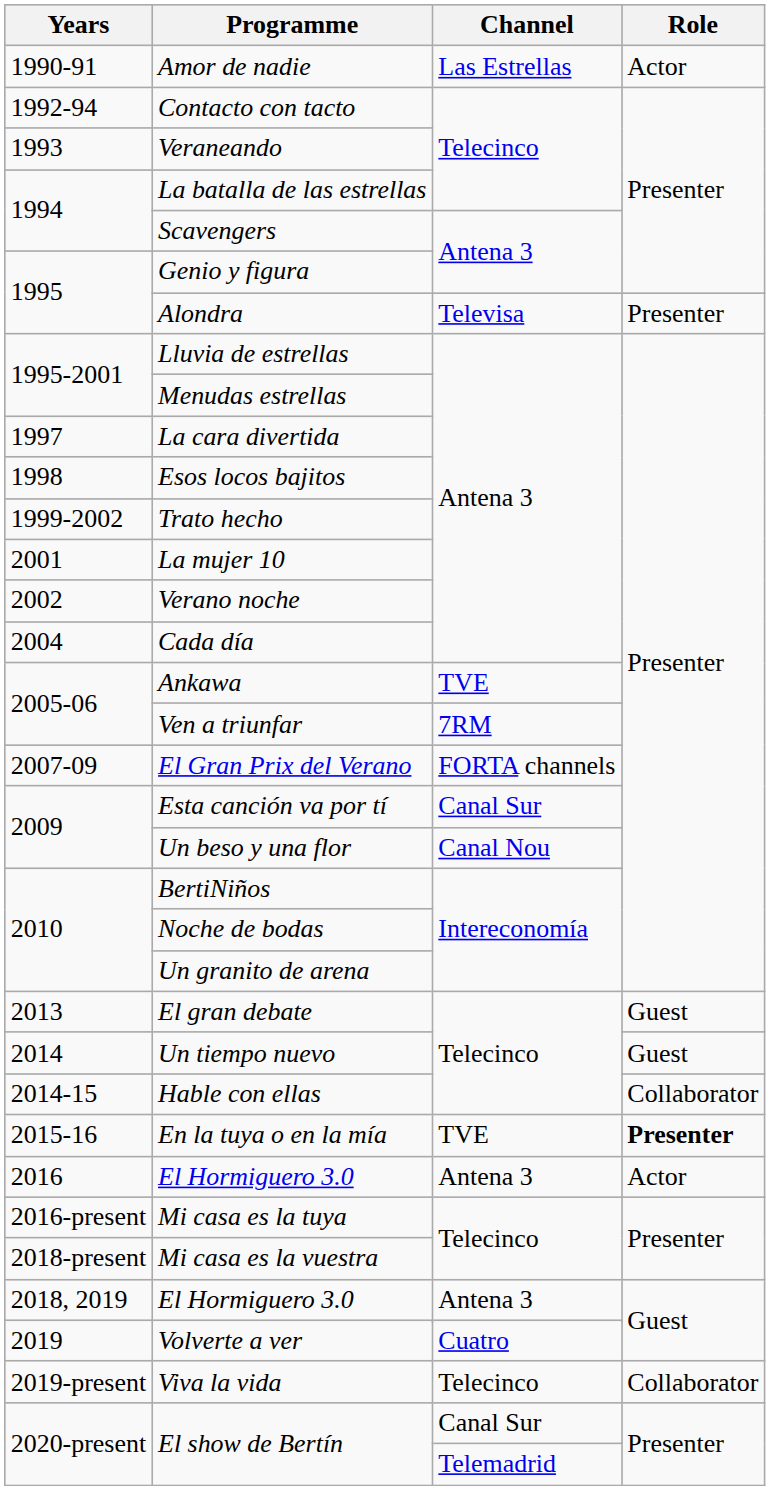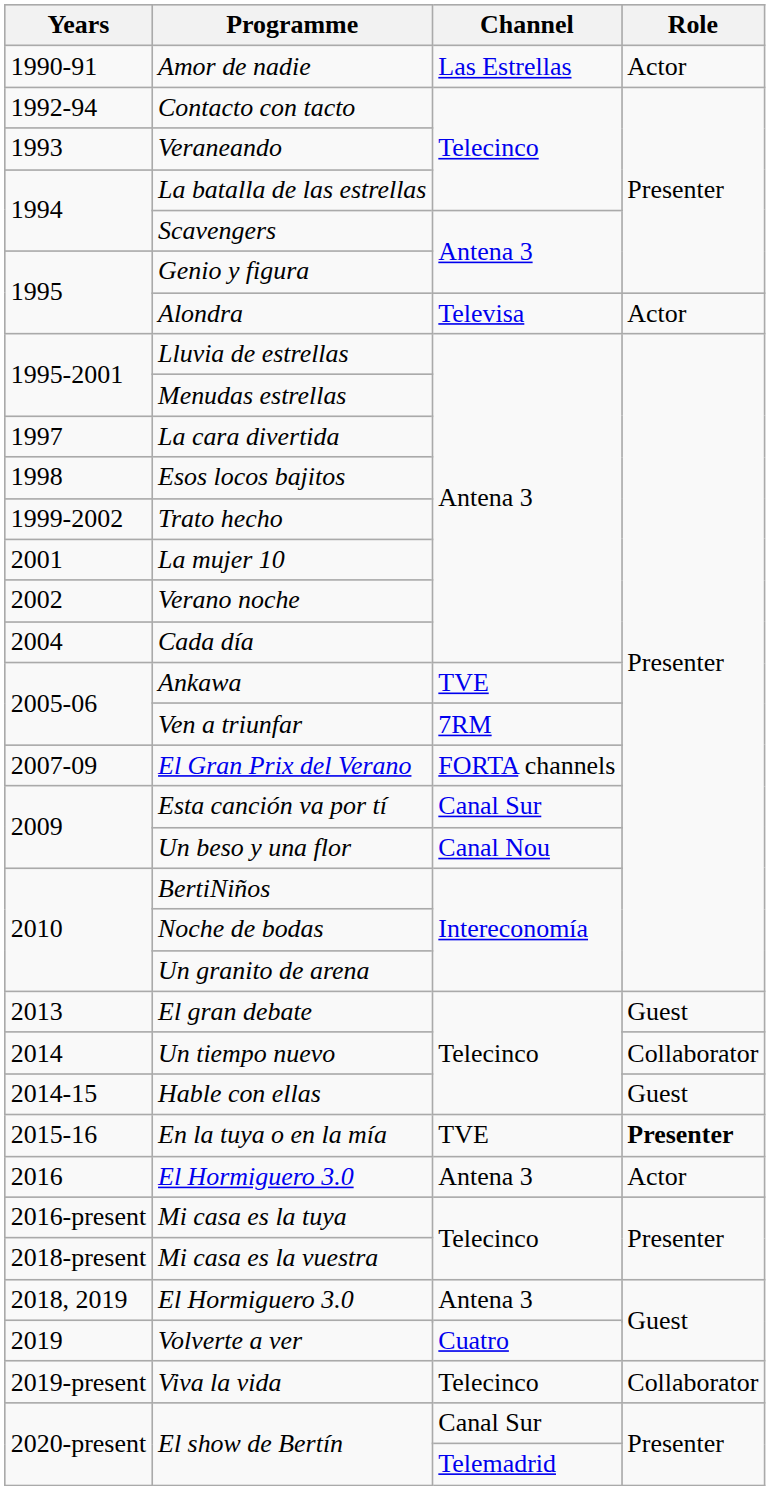(676, 312) Presenter -> (657, 312) Actor
(658, 1052) Guest -> (693, 1052) Collaborator
(693, 1093) Collaborator -> (658, 1093) Guest
